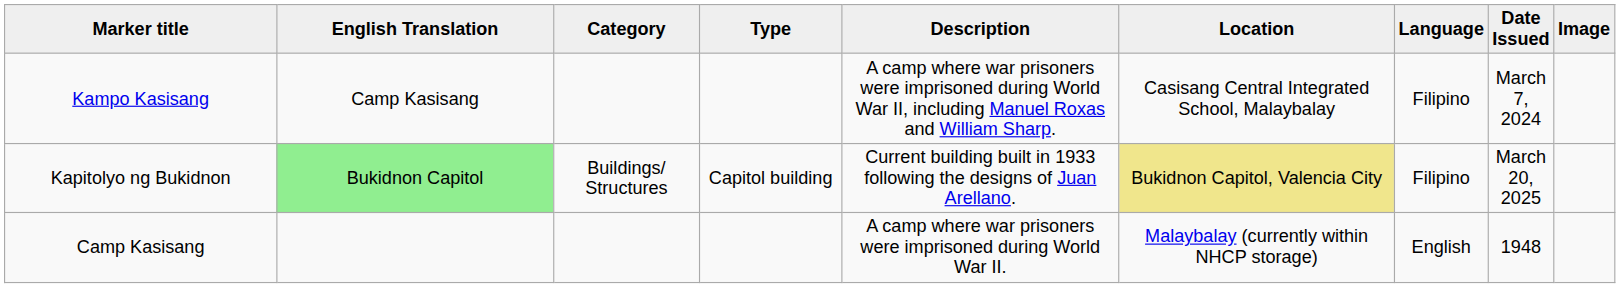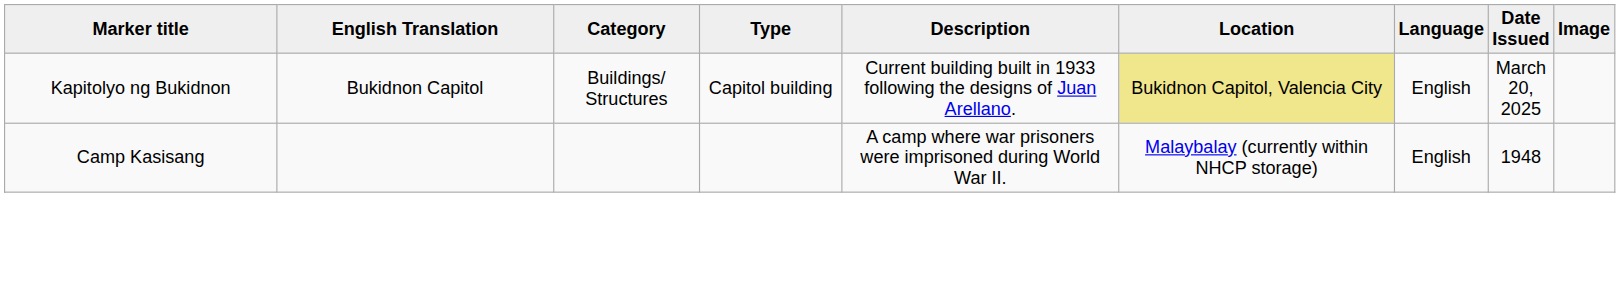- row: (141, 98)
(415, 177) lightgreen background -> (415, 88) no background
(1441, 177) Filipino -> (1441, 88) English
